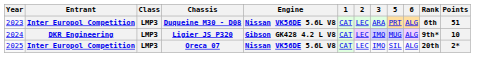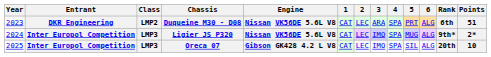+ column: (395, 10)
(81, 22) Inter Europol Competition -> (81, 22) DKR Engineering
(149, 22) LMP3 -> (149, 22) LMP2
(81, 34) DKR Engineering -> (81, 34) Inter Europol Competition
(290, 34) Gibson GK428 4.2 L V8 -> (290, 34) Nissan VK56DE 5.6L V8
(455, 34) 10 -> (472, 34) 2*
(290, 46) Nissan VK56DE 5.6L V8 -> (290, 46) Gibson GK428 4.2 L V8
(455, 46) 2* -> (472, 46) 10
